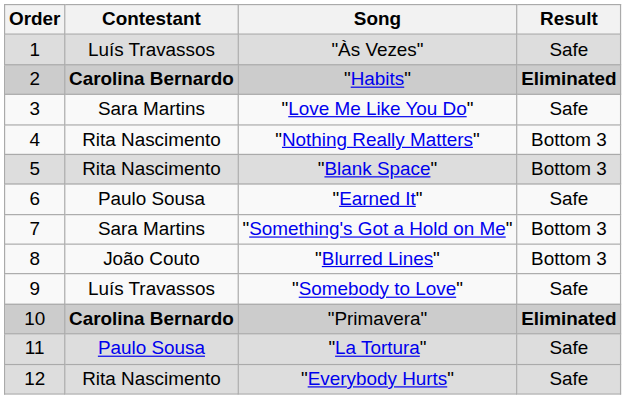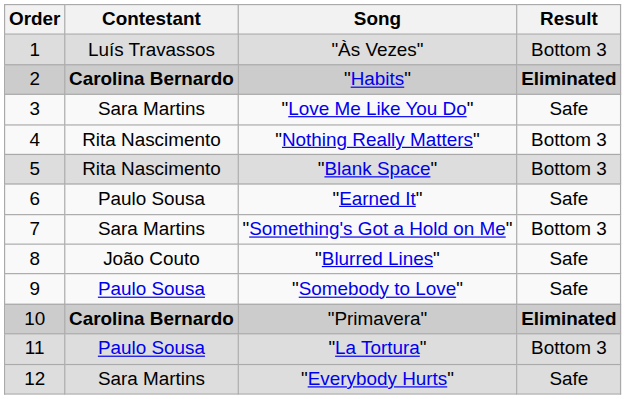(569, 49) Safe -> (569, 49) Bottom 3
(569, 259) Bottom 3 -> (569, 259) Safe
(151, 288) Luís Travassos -> (151, 288) Paulo Sousa
(569, 348) Safe -> (569, 348) Bottom 3
(151, 378) Rita Nascimento -> (151, 378) Sara Martins
